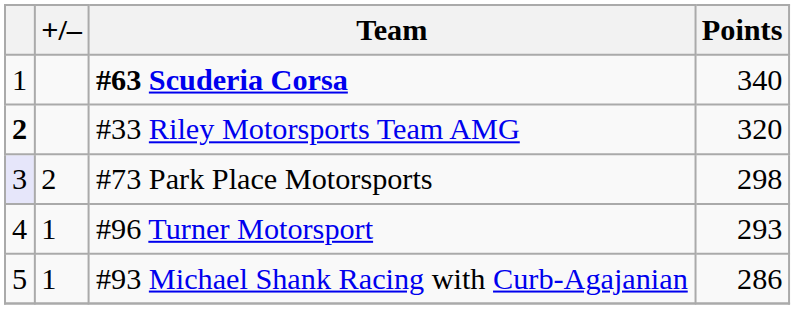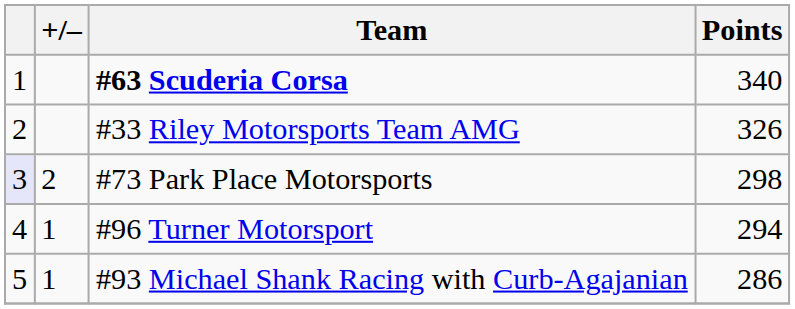(20, 129) bold -> (20, 129) normal
(760, 129) 320 -> (760, 129) 326
(760, 229) 293 -> (760, 229) 294
